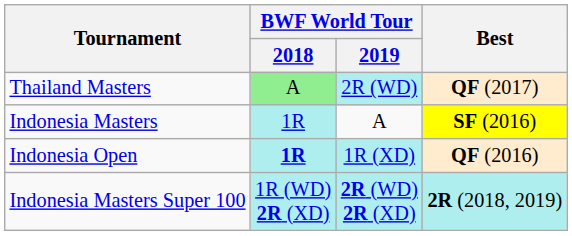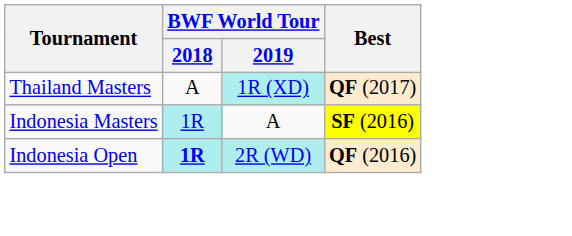(293, 88) lightgreen background -> (192, 88) no background
(379, 88) 2R (WD) -> (273, 88) 1R (XD)
(379, 155) 1R (XD) -> (273, 155) 2R (WD)
- row: (128, 201)
